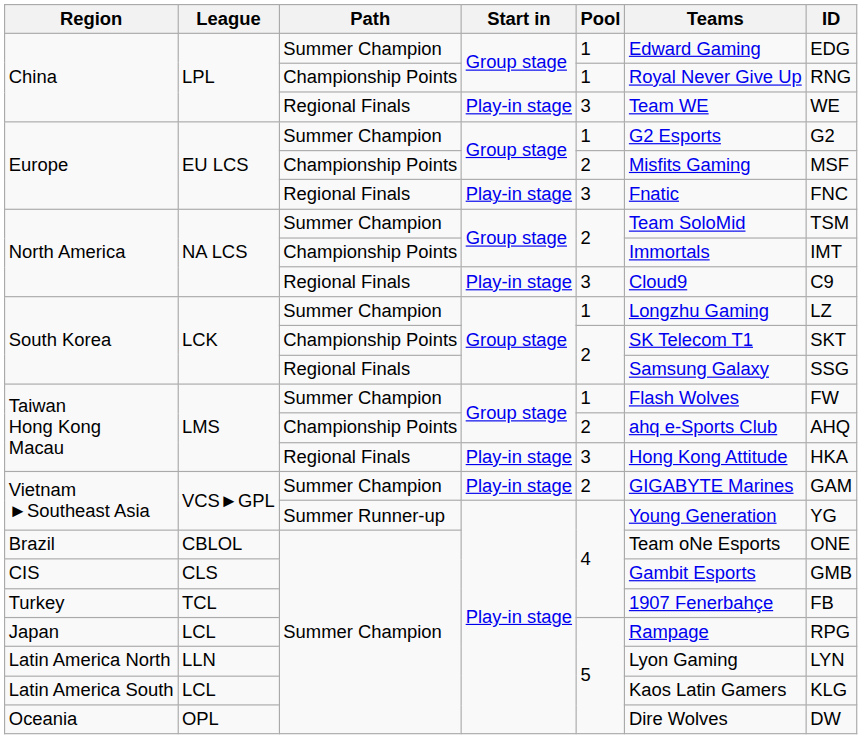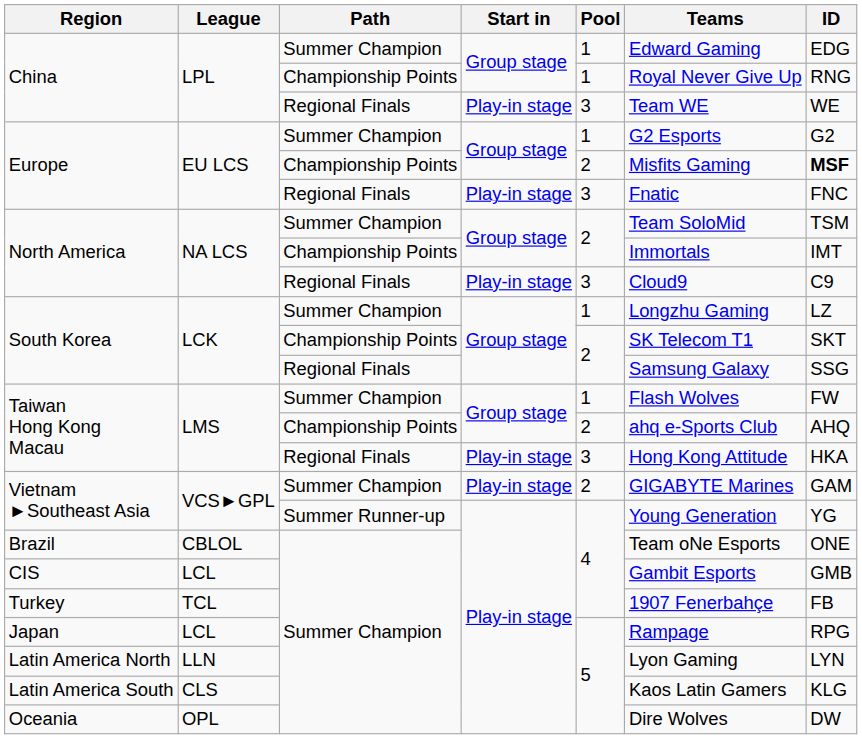(830, 164) normal -> (830, 164) bold
(200, 573) CLS -> (199, 573) LCL
(199, 690) LCL -> (200, 690) CLS
